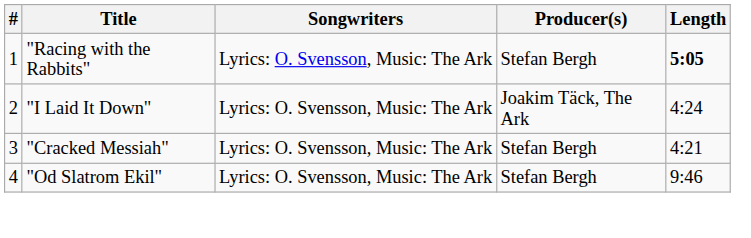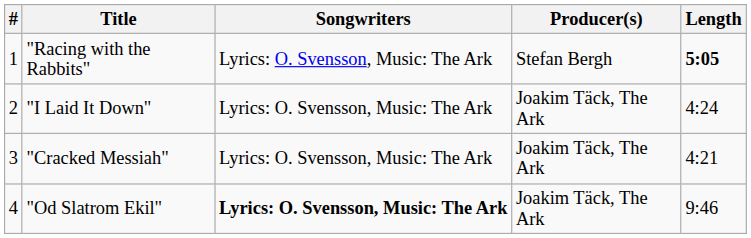(549, 148) Stefan Bergh -> (582, 158) Joakim Täck, The Ark
(356, 177) normal -> (363, 208) bold
(549, 177) Stefan Bergh -> (582, 208) Joakim Täck, The Ark
